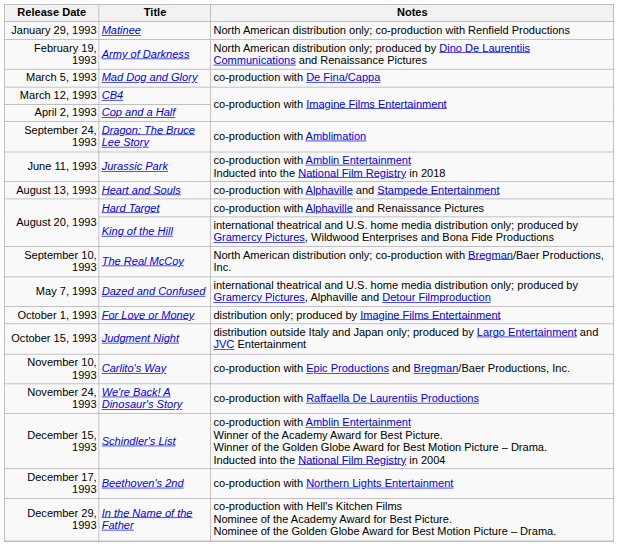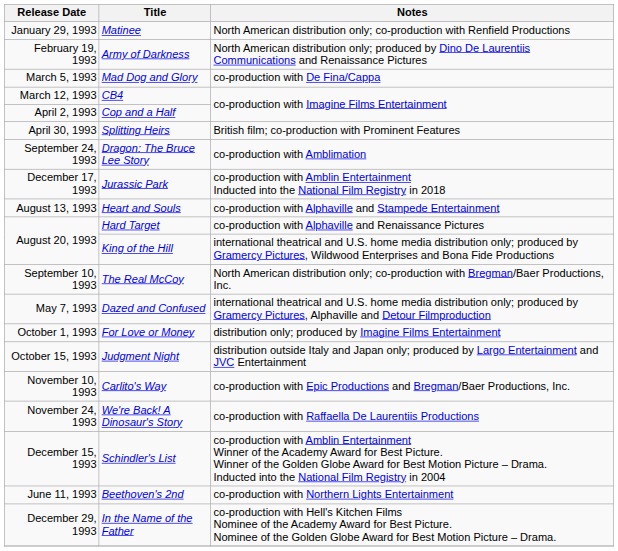+ row: (136, 130)
(62, 166) June 11, 1993 -> (62, 184) December 17, 1993
(62, 483) December 17, 1993 -> (62, 494) June 11, 1993
